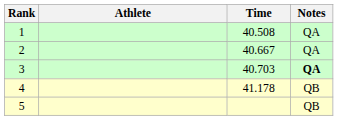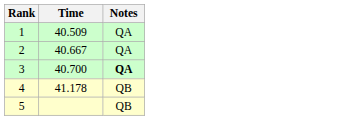- column: (133, 13)
(259, 32) 40.508 -> (71, 32) 40.509
(259, 69) 40.703 -> (71, 69) 40.700
